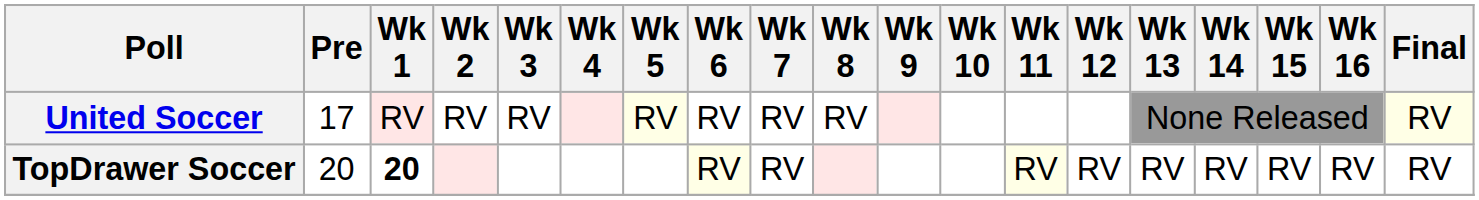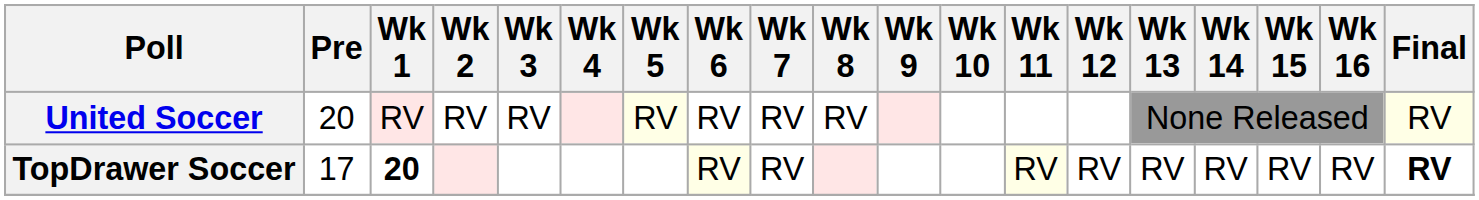(337, 117) 17 -> (337, 117) 20
(337, 169) 20 -> (337, 169) 17
(1429, 169) normal -> (1429, 169) bold
